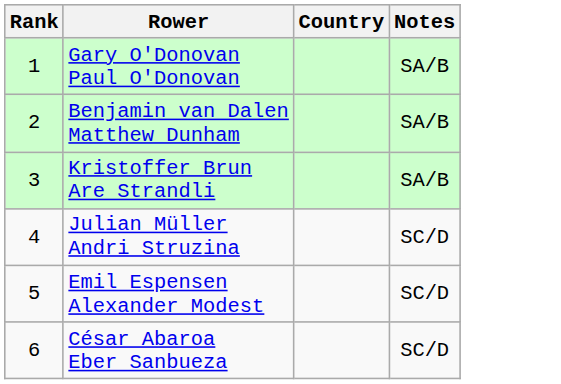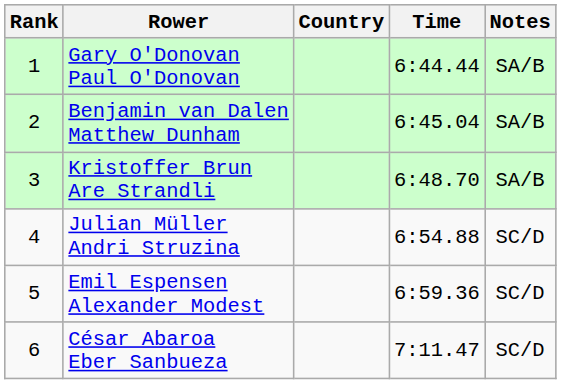+ column: (437, 21)
